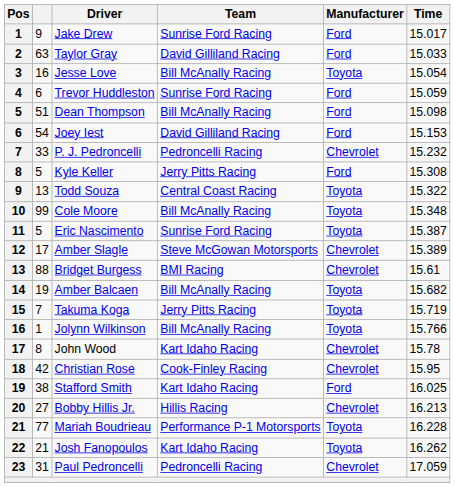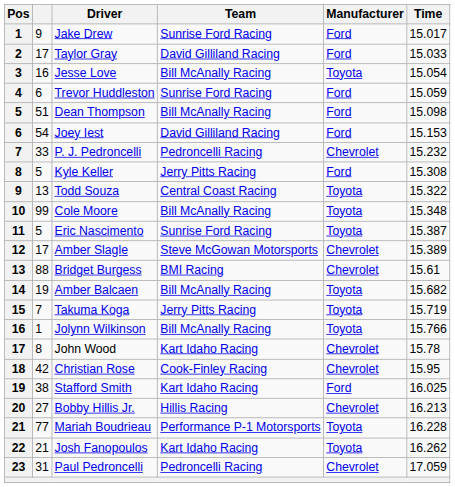(42, 53) 63 -> (42, 53) 17
